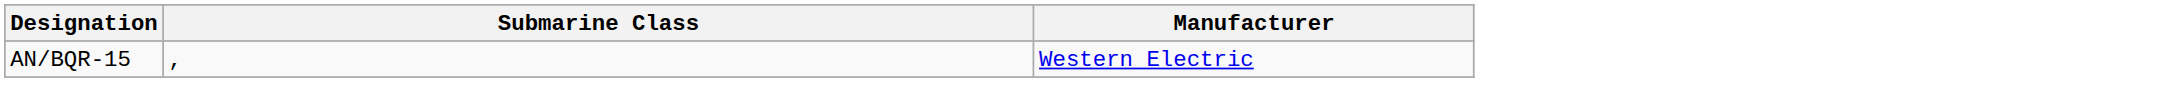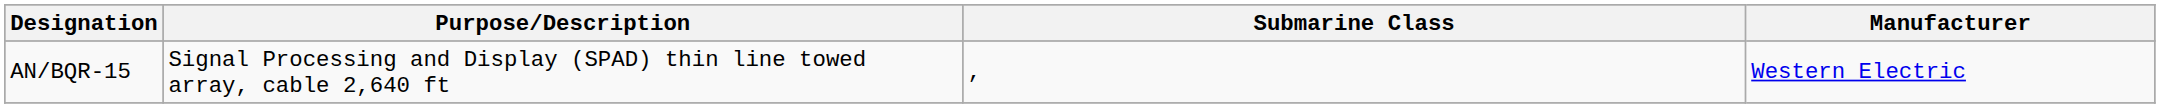+ column: (563, 23)
